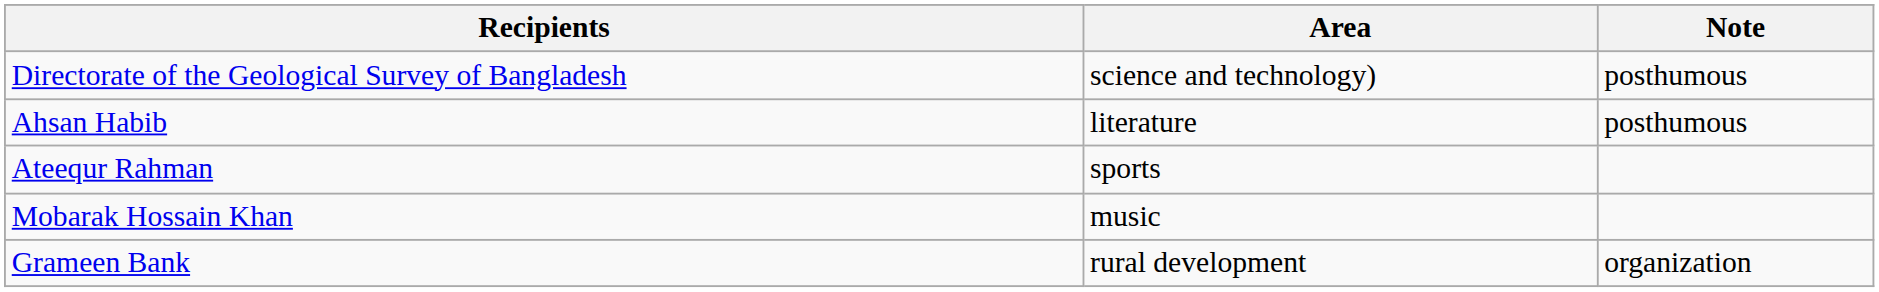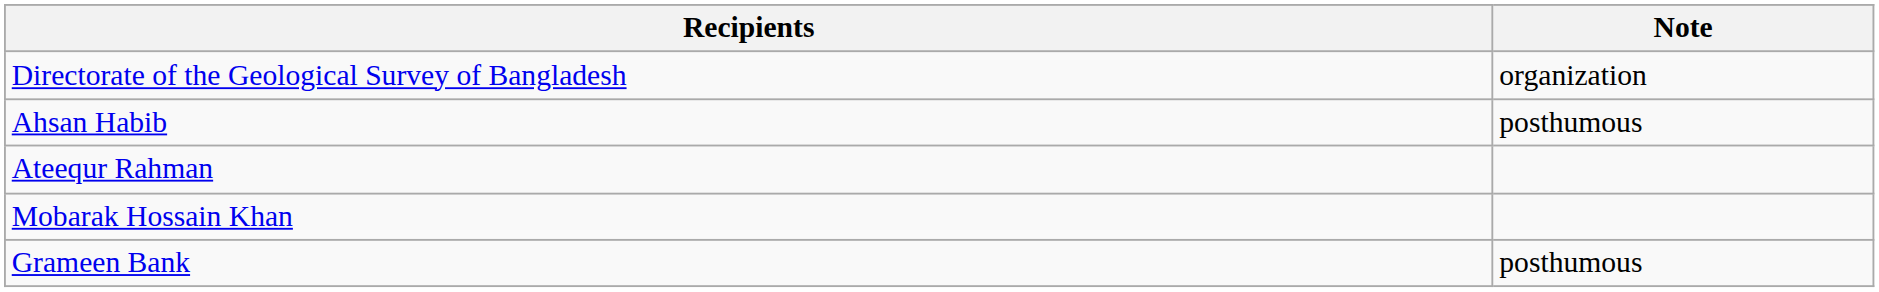- column: (1340, 27)
(1676, 74) posthumous -> (1573, 74) organization
(1678, 262) organization -> (1571, 262) posthumous
